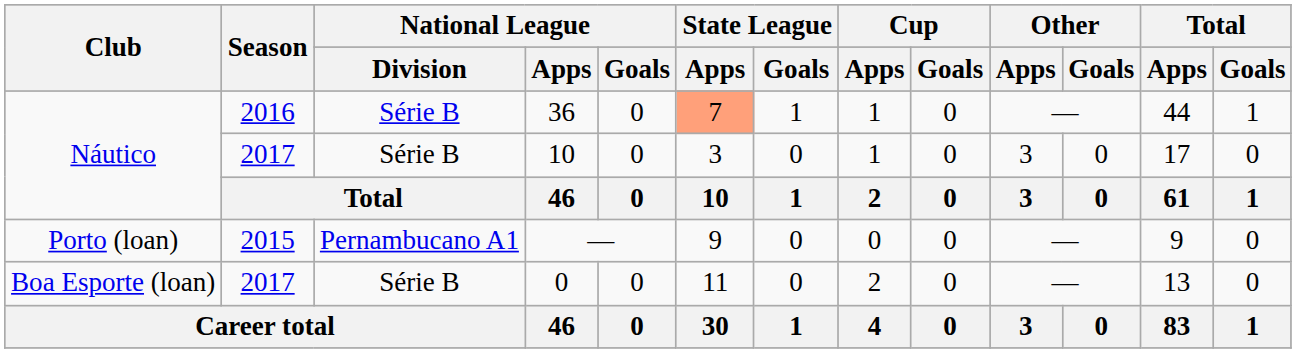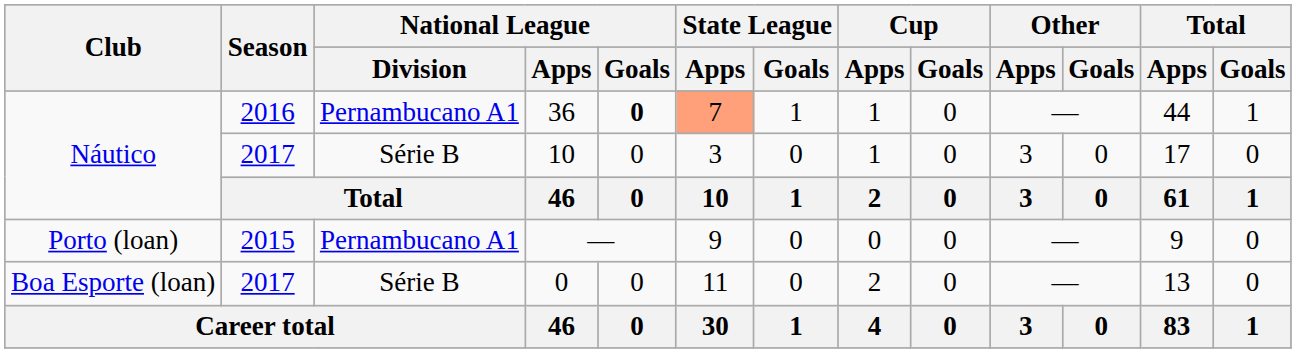(419, 111) Série B -> (419, 111) Pernambucano A1
(637, 111) normal -> (637, 111) bold
